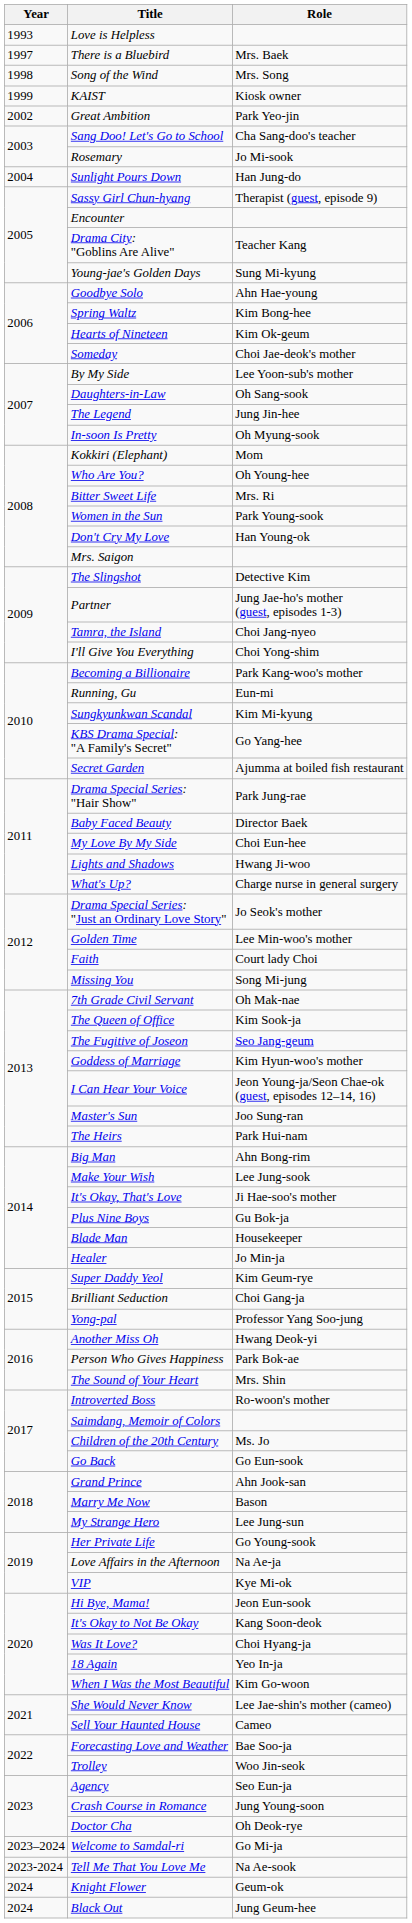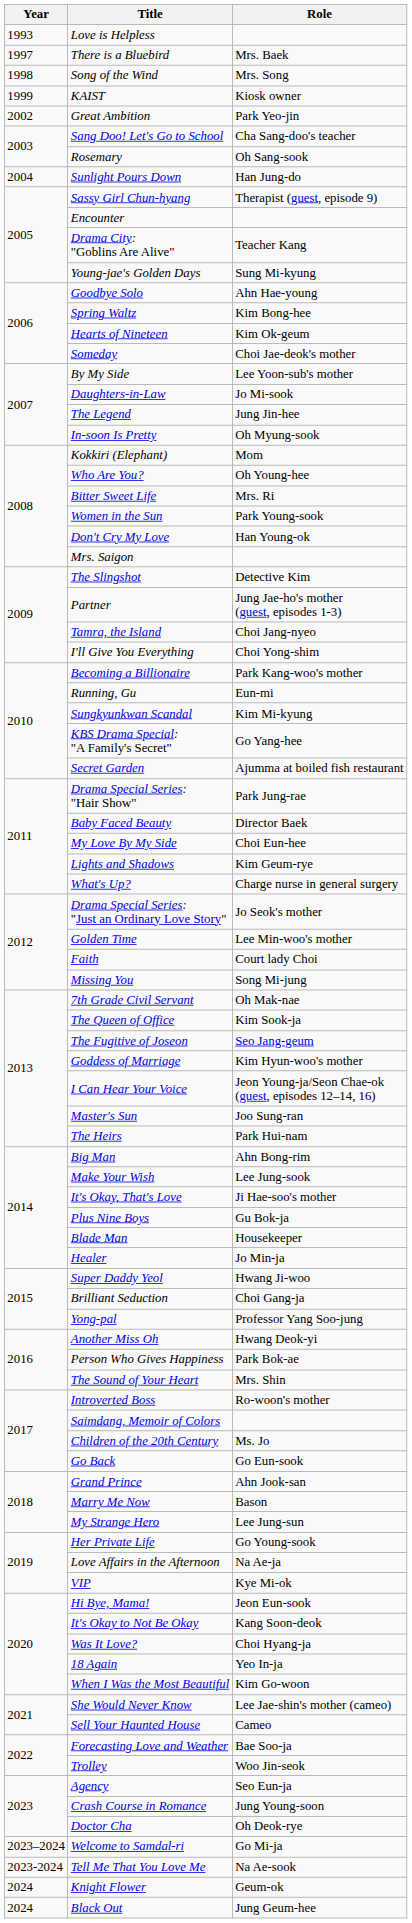(264, 156) Jo Mi-sook -> (272, 156) Oh Sang-sook
(272, 394) Oh Sang-sook -> (264, 394) Jo Mi-sook
(273, 863) Hwang Ji-woo -> (274, 863) Kim Geum-rye
(274, 1278) Kim Geum-rye -> (273, 1278) Hwang Ji-woo
